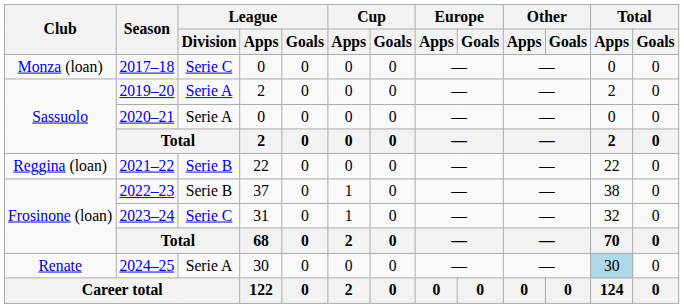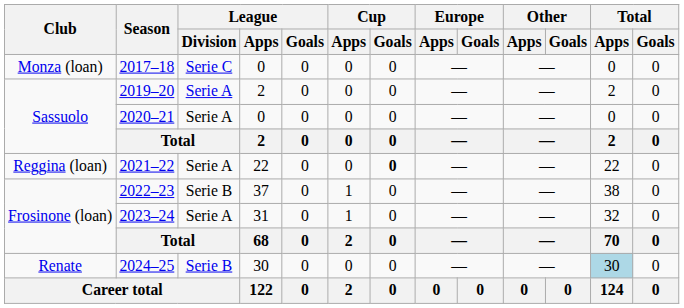(209, 166) Serie B -> (209, 166) Serie A
(393, 166) normal -> (393, 166) bold
(209, 215) Serie C -> (209, 215) Serie A
(209, 265) Serie A -> (209, 265) Serie B
